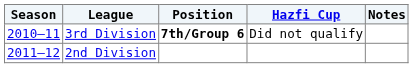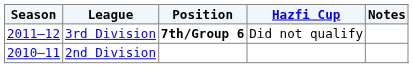(33, 34) 2010–11 -> (33, 34) 2011–12
(33, 53) 2011–12 -> (33, 53) 2010–11
